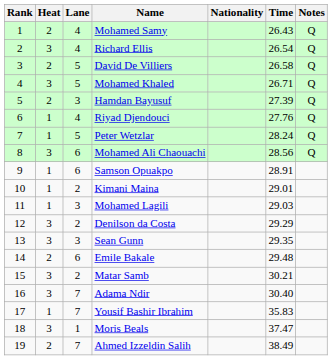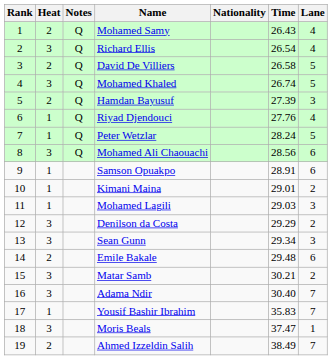columns swapped: (77, 13) <-> (312, 13)
(281, 83) 26.71 -> (283, 83) 26.74
(281, 240) 29.35 -> (283, 240) 29.34
